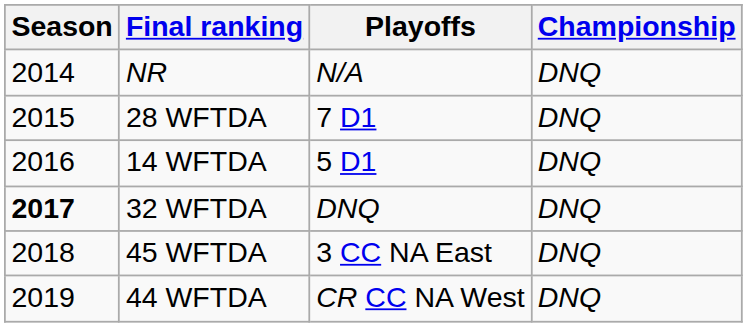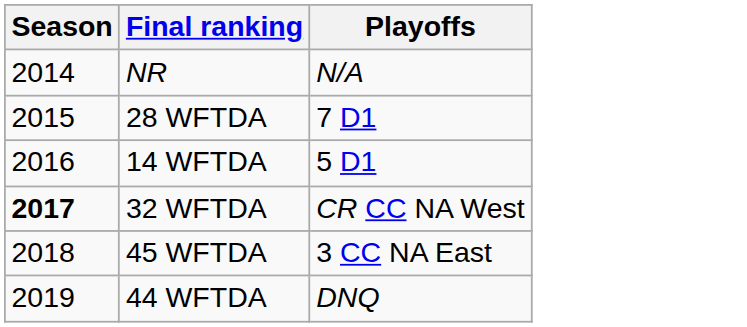- column: (637, 27)
(348, 207) DNQ -> (420, 207) CR CC NA West
(420, 298) CR CC NA West -> (348, 298) DNQ
